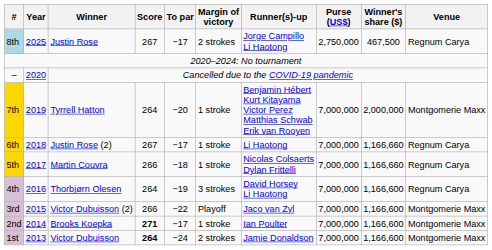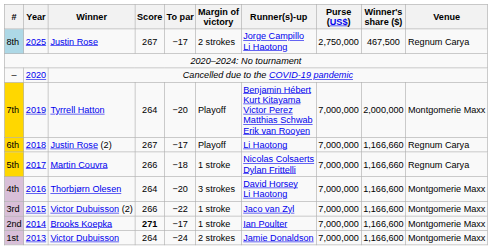(214, 110) 1 stroke -> (212, 110) Playoff
(214, 145) 1 stroke -> (212, 145) Playoff
(180, 189) −19 -> (180, 189) −20
(439, 189) Regnum Carya -> (447, 189) Montgomerie Maxx
(212, 209) Playoff -> (214, 209) 1 stroke
(150, 238) bold -> (150, 238) normal
